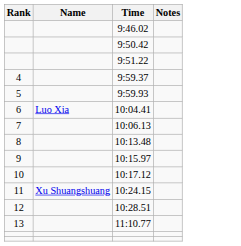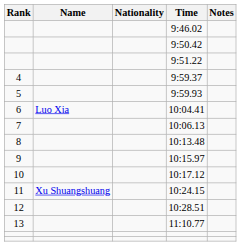+ column: (139, 12)
